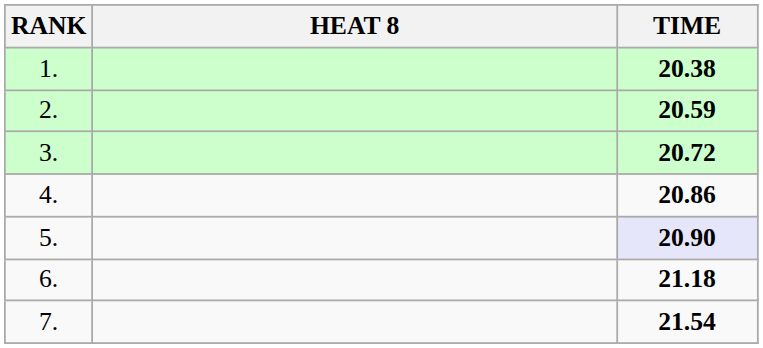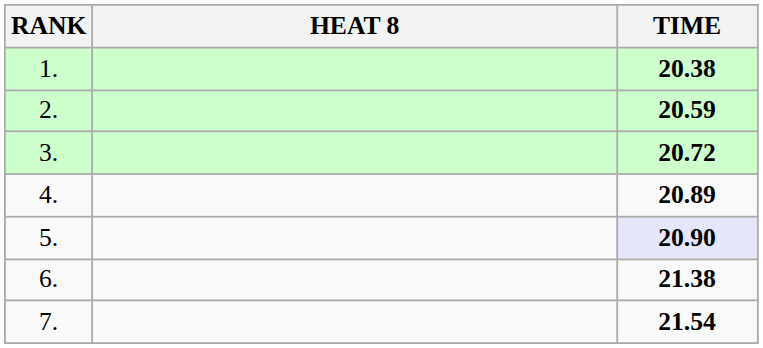(687, 195) 20.86 -> (687, 195) 20.89
(687, 279) 21.18 -> (687, 279) 21.38
